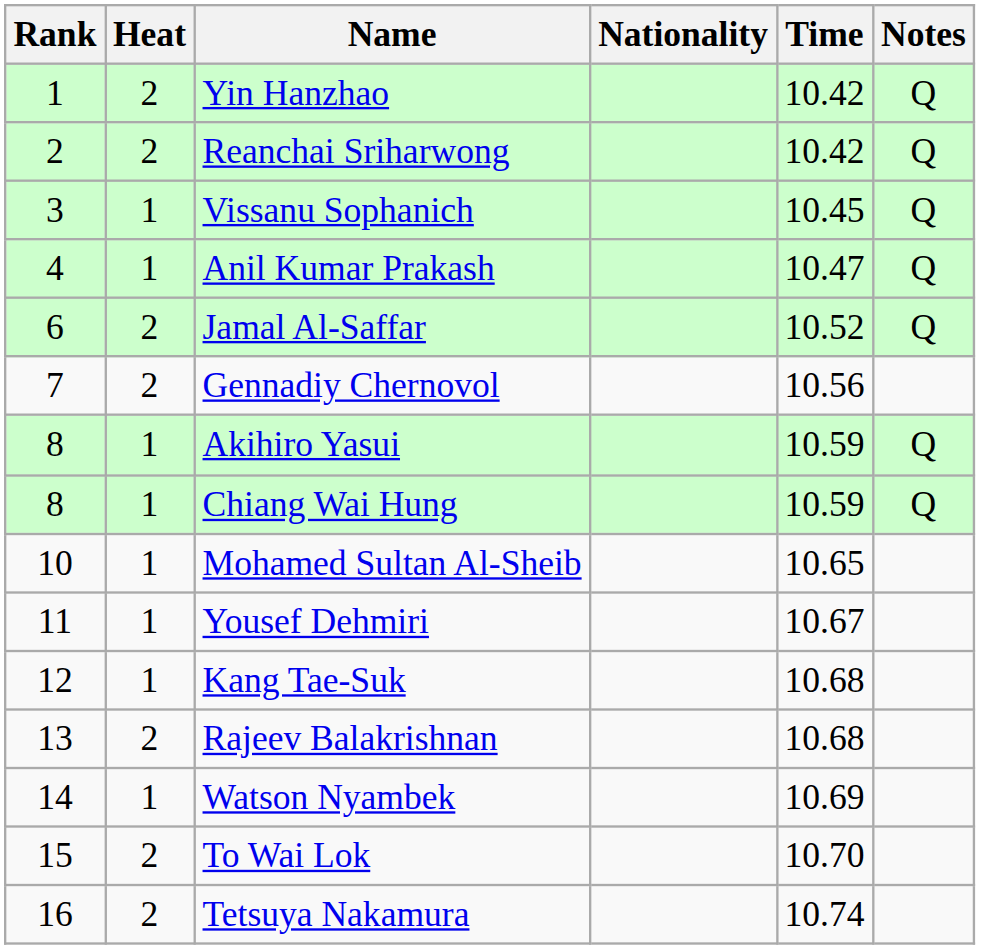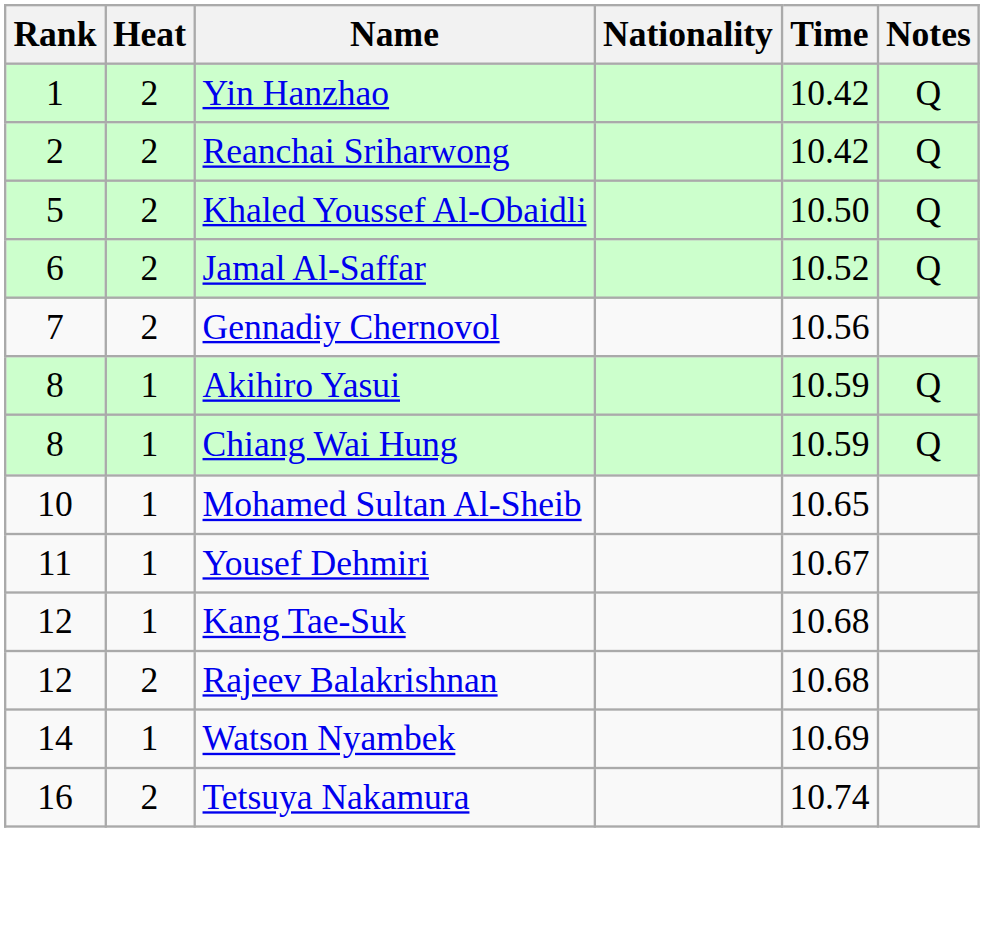- row: (338, 209)
- row: (349, 268)
+ row: (395, 209)
(55, 737) 13 -> (55, 679) 12
- row: (286, 855)
